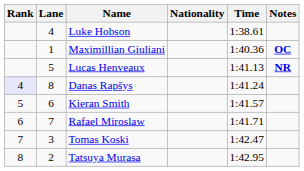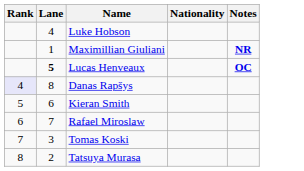- column: (247, 13)
(283, 49) OC -> (243, 49) NR
(51, 67) normal -> (51, 67) bold
(283, 67) NR -> (243, 67) OC
